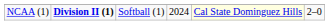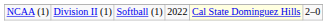(84, 12) bold -> (83, 12) normal
(179, 12) 2024 -> (177, 12) 2022
